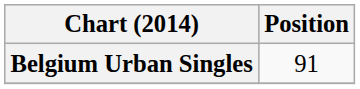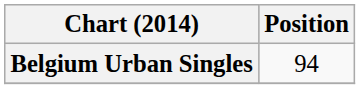(307, 63) 91 -> (307, 63) 94
